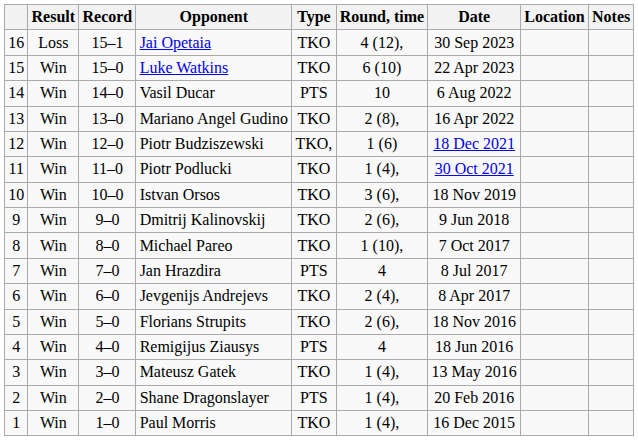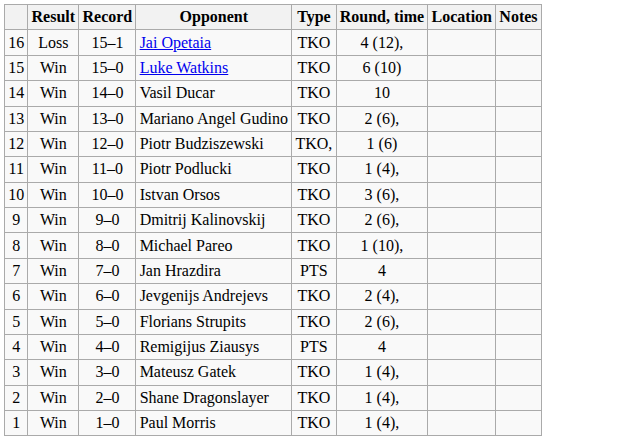- column: (474, 17)
(314, 93) PTS -> (314, 93) TKO
(382, 118) 2 (8), -> (382, 118) 2 (6),
(314, 397) PTS -> (314, 397) TKO
